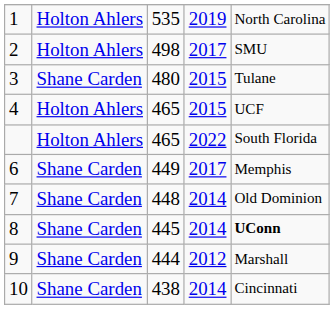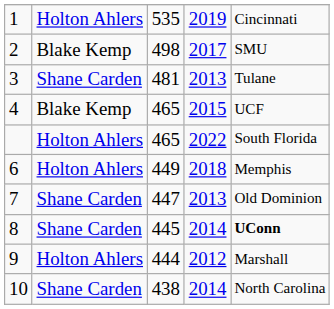(280, 19) North Carolina -> (266, 19) Cincinnati
(90, 49) Holton Ahlers -> (84, 49) Blake Kemp
(166, 79) 480 -> (166, 79) 481
(208, 79) 2015 -> (208, 79) 2013
(90, 109) Holton Ahlers -> (84, 109) Blake Kemp
(89, 169) Shane Carden -> (90, 169) Holton Ahlers
(208, 169) 2017 -> (208, 169) 2018
(166, 199) 448 -> (166, 199) 447
(208, 199) 2014 -> (208, 199) 2013
(89, 259) Shane Carden -> (90, 259) Holton Ahlers
(266, 288) Cincinnati -> (280, 288) North Carolina
